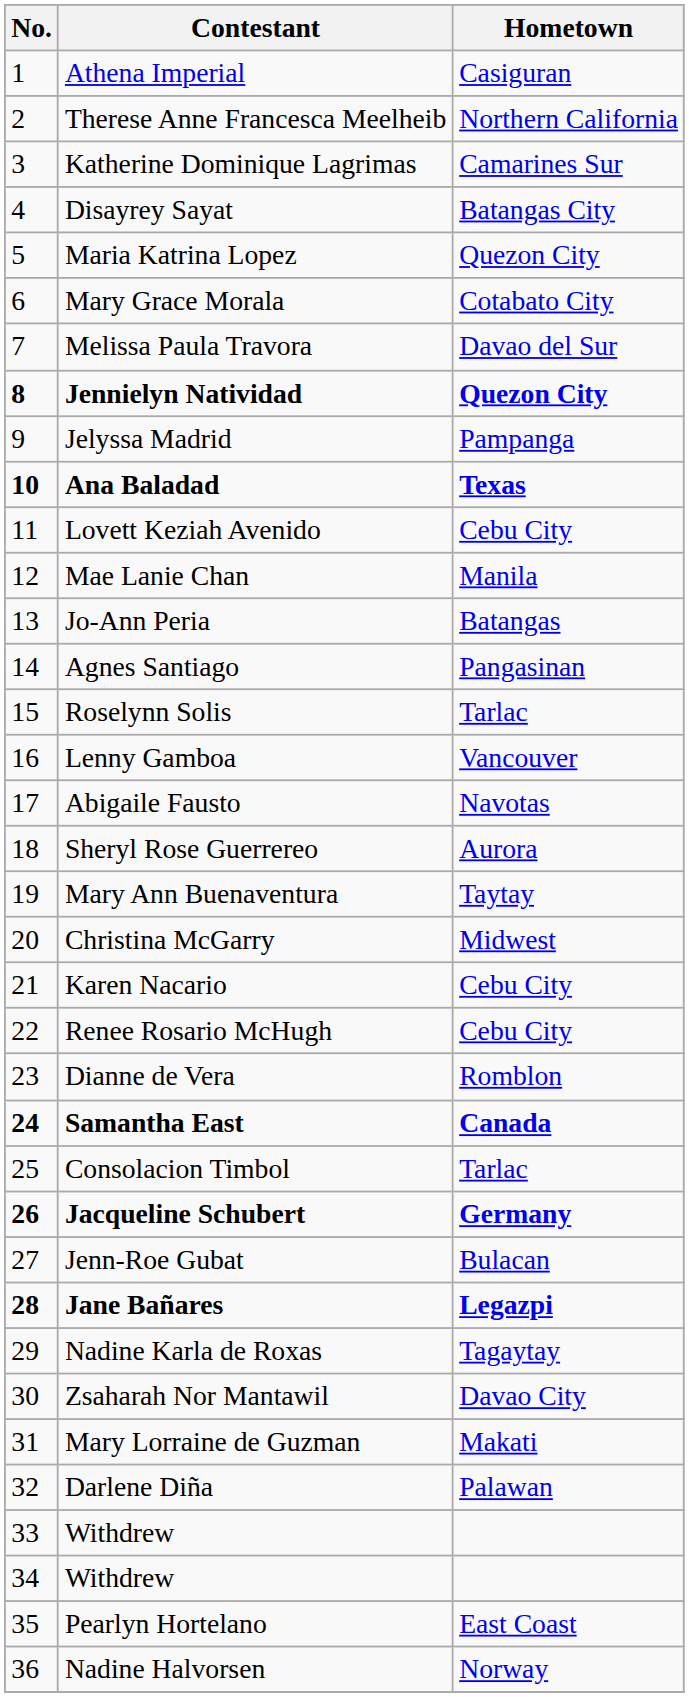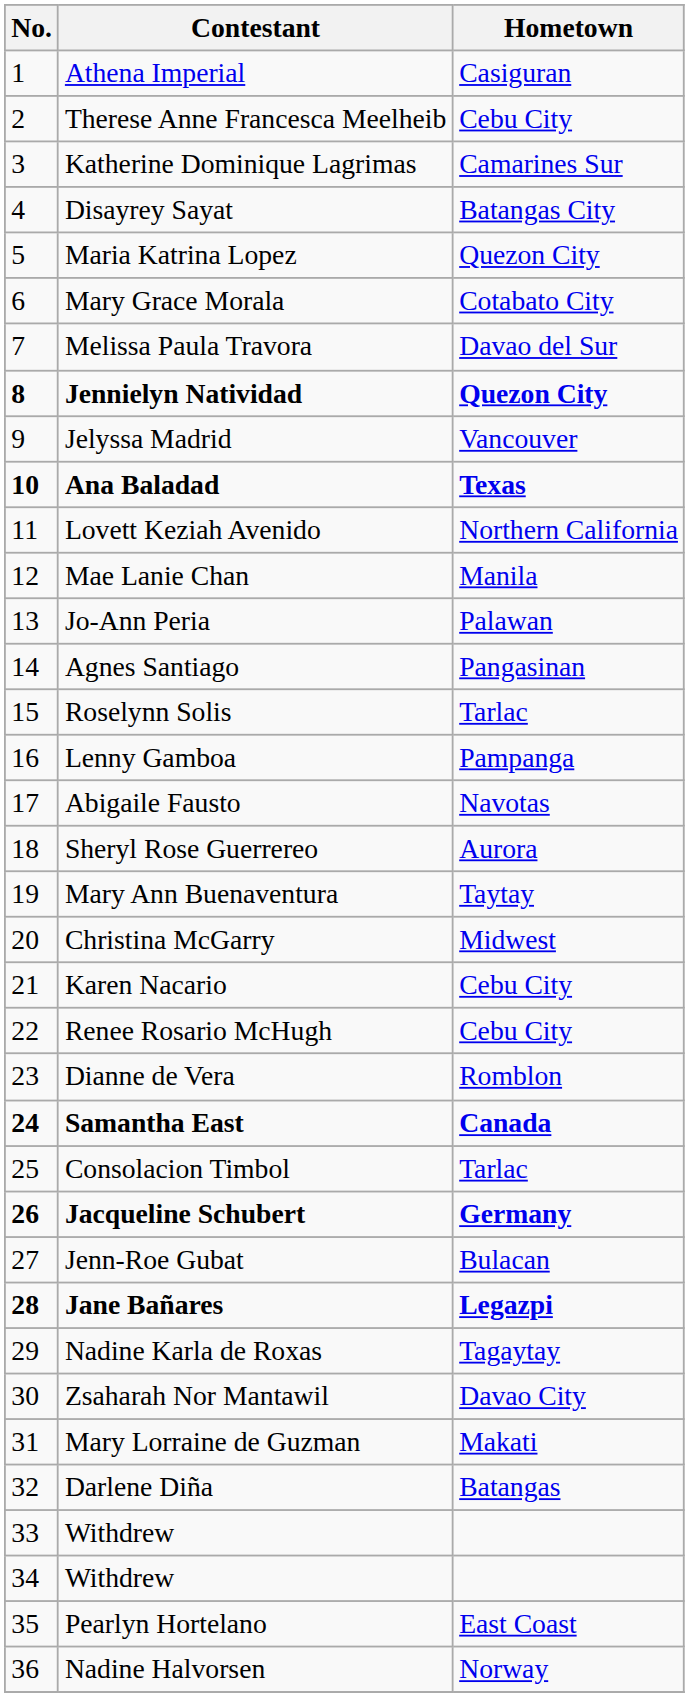(569, 118) Northern California -> (516, 118) Cebu City
(517, 438) Pampanga -> (518, 438) Vancouver
(516, 529) Cebu City -> (569, 529) Northern California
(510, 620) Batangas -> (506, 620) Palawan
(518, 757) Vancouver -> (517, 757) Pampanga
(506, 1487) Palawan -> (510, 1487) Batangas
